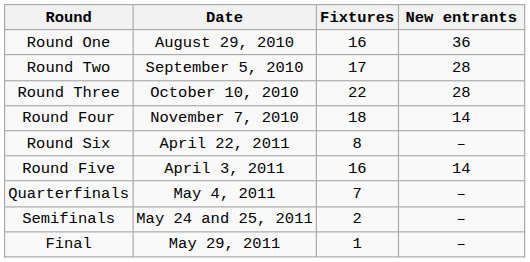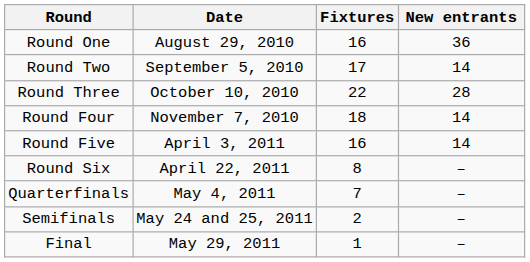(461, 68) 28 -> (461, 68) 14
rows swapped: (69, 168) <-> (69, 143)
